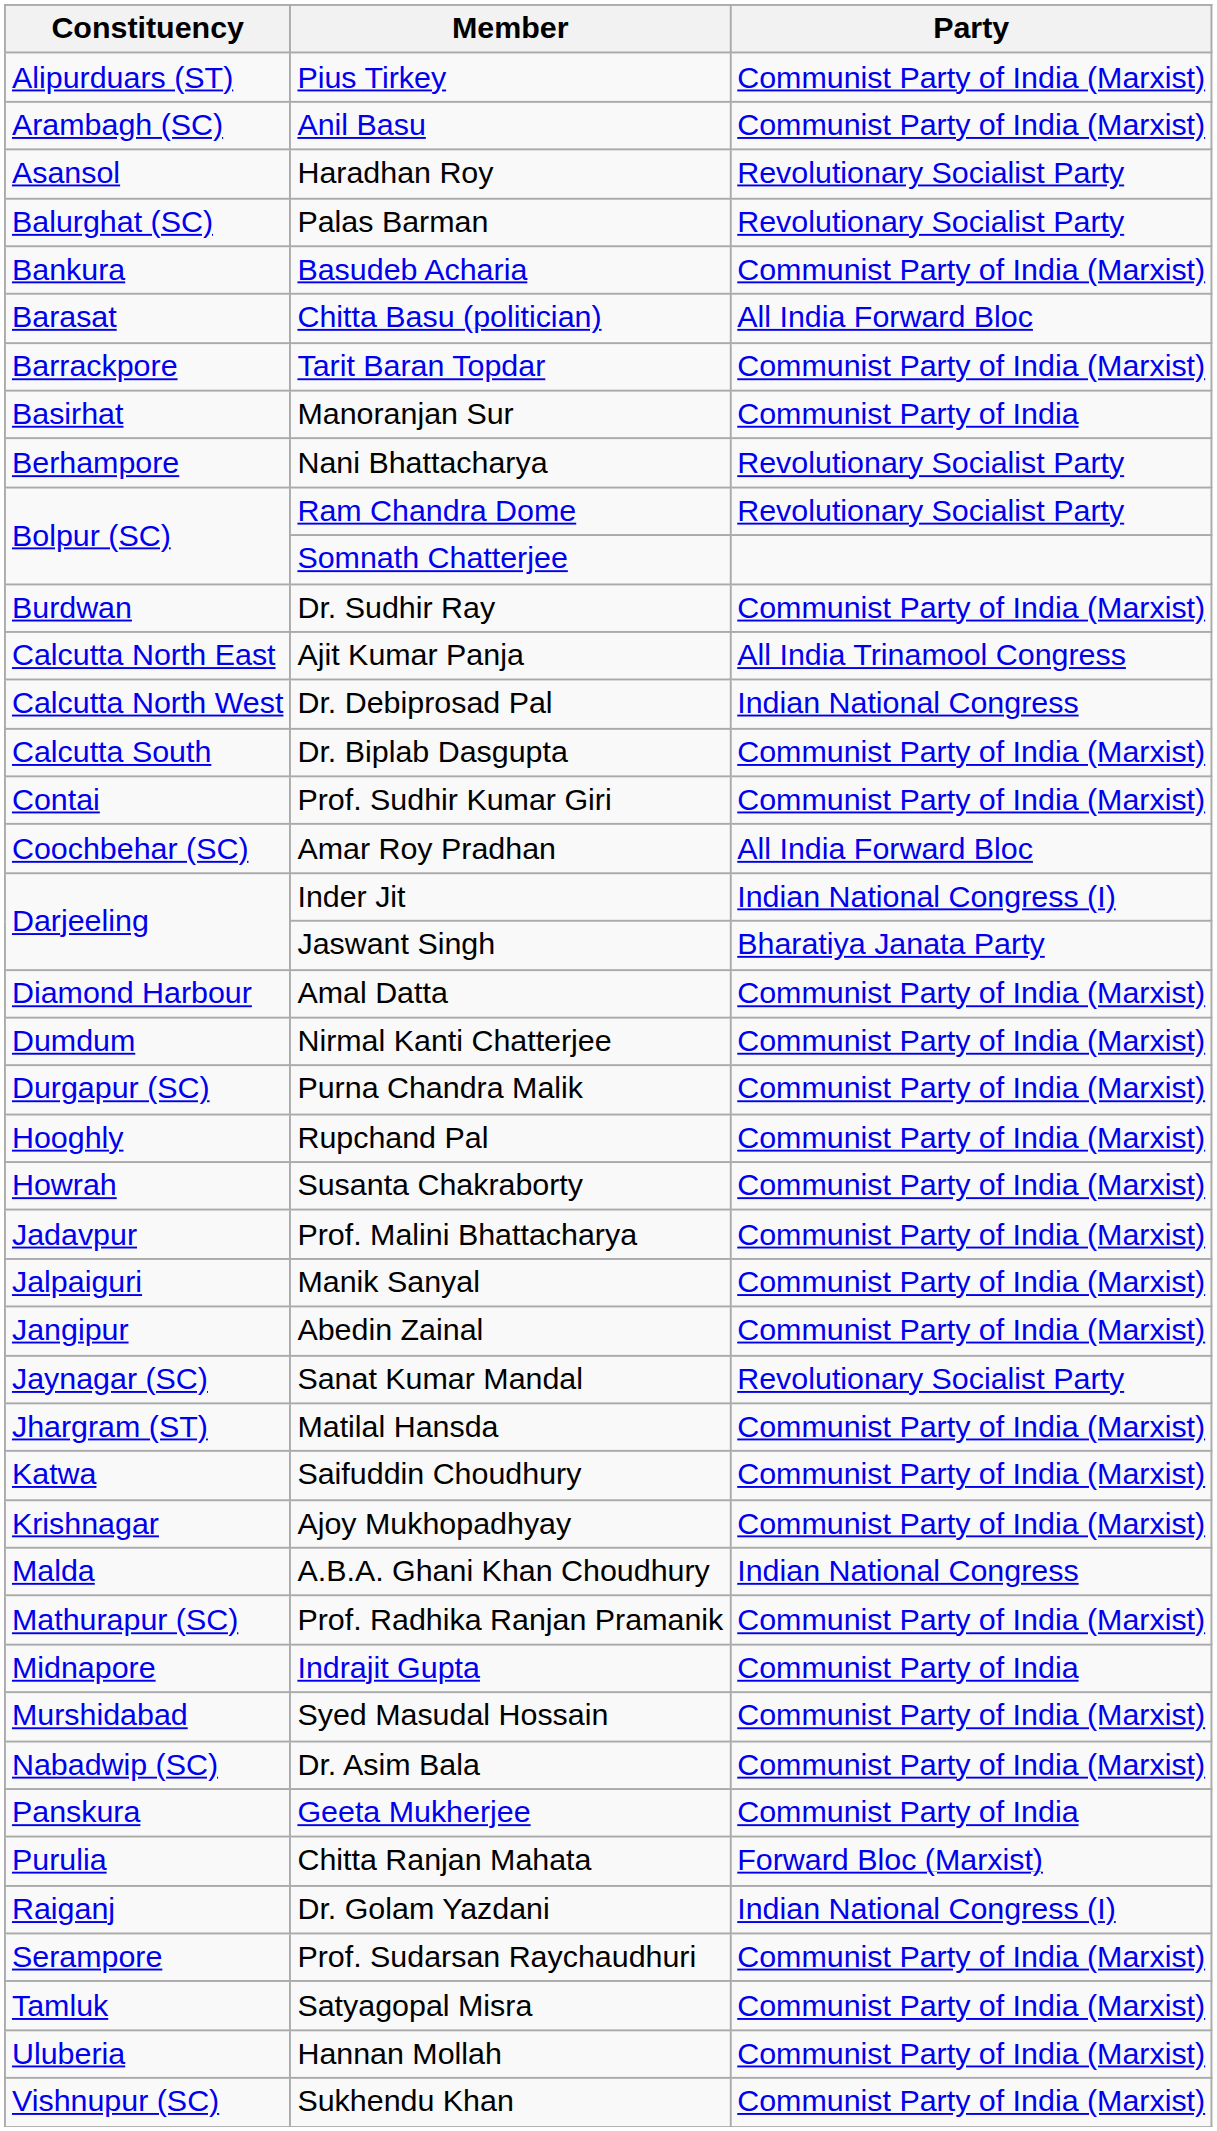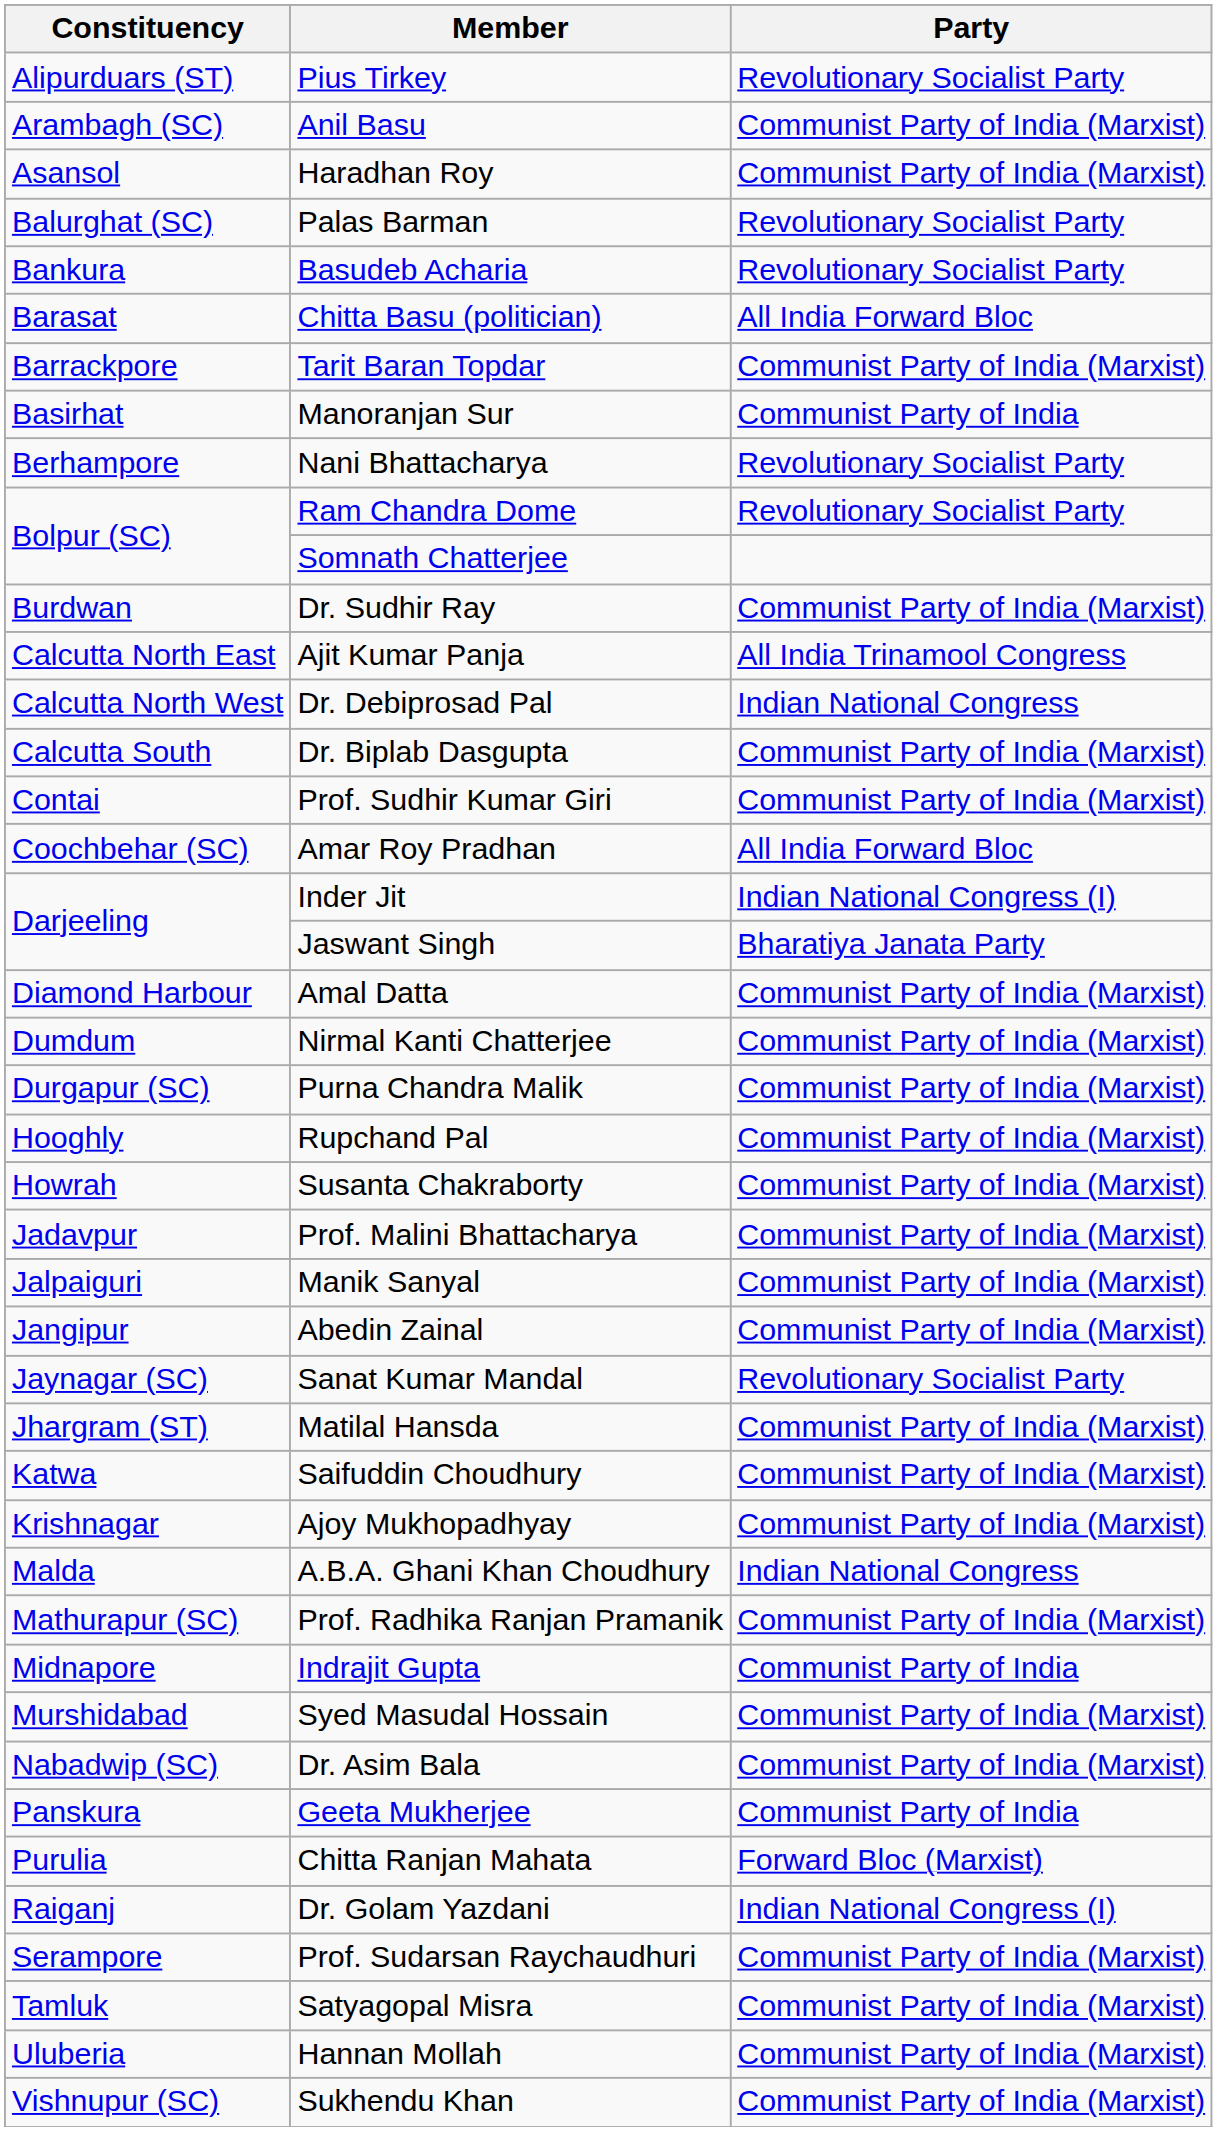(971, 76) Communist Party of India (Marxist) -> (931, 76) Revolutionary Socialist Party
(931, 173) Revolutionary Socialist Party -> (971, 173) Communist Party of India (Marxist)
(971, 269) Communist Party of India (Marxist) -> (931, 269) Revolutionary Socialist Party
